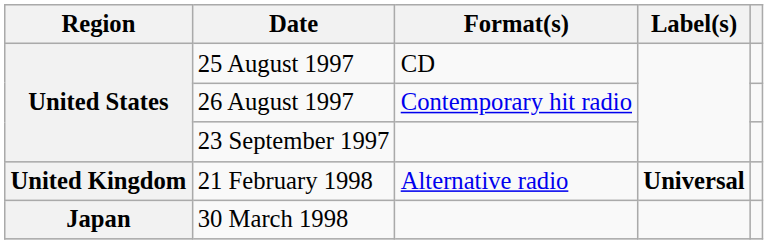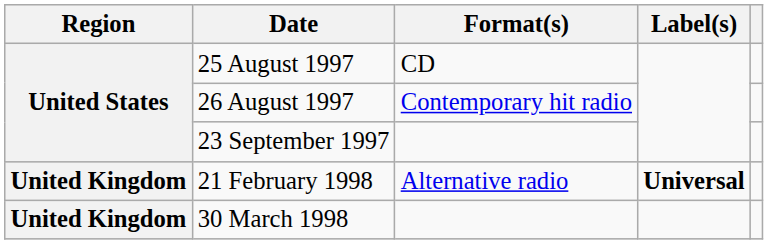(98, 219) Japan -> (98, 219) United Kingdom
